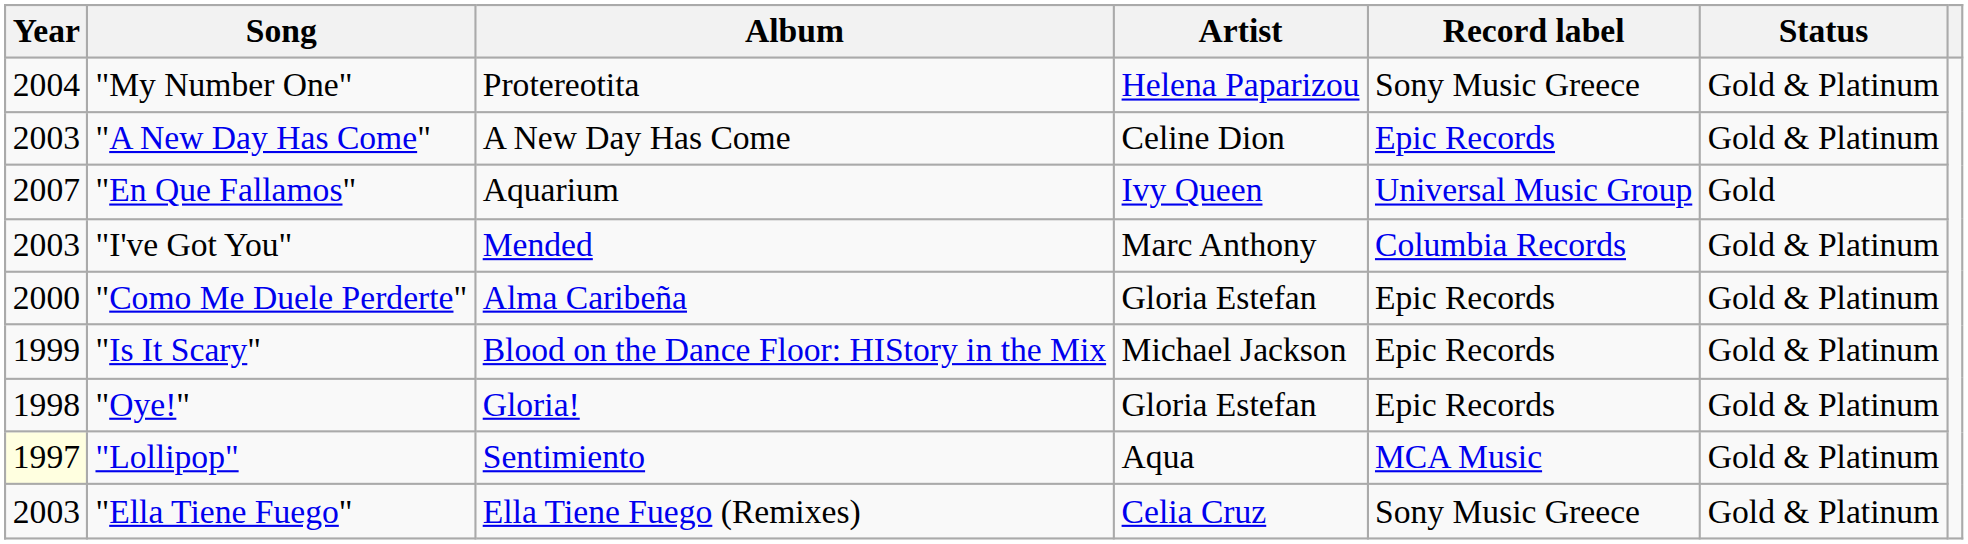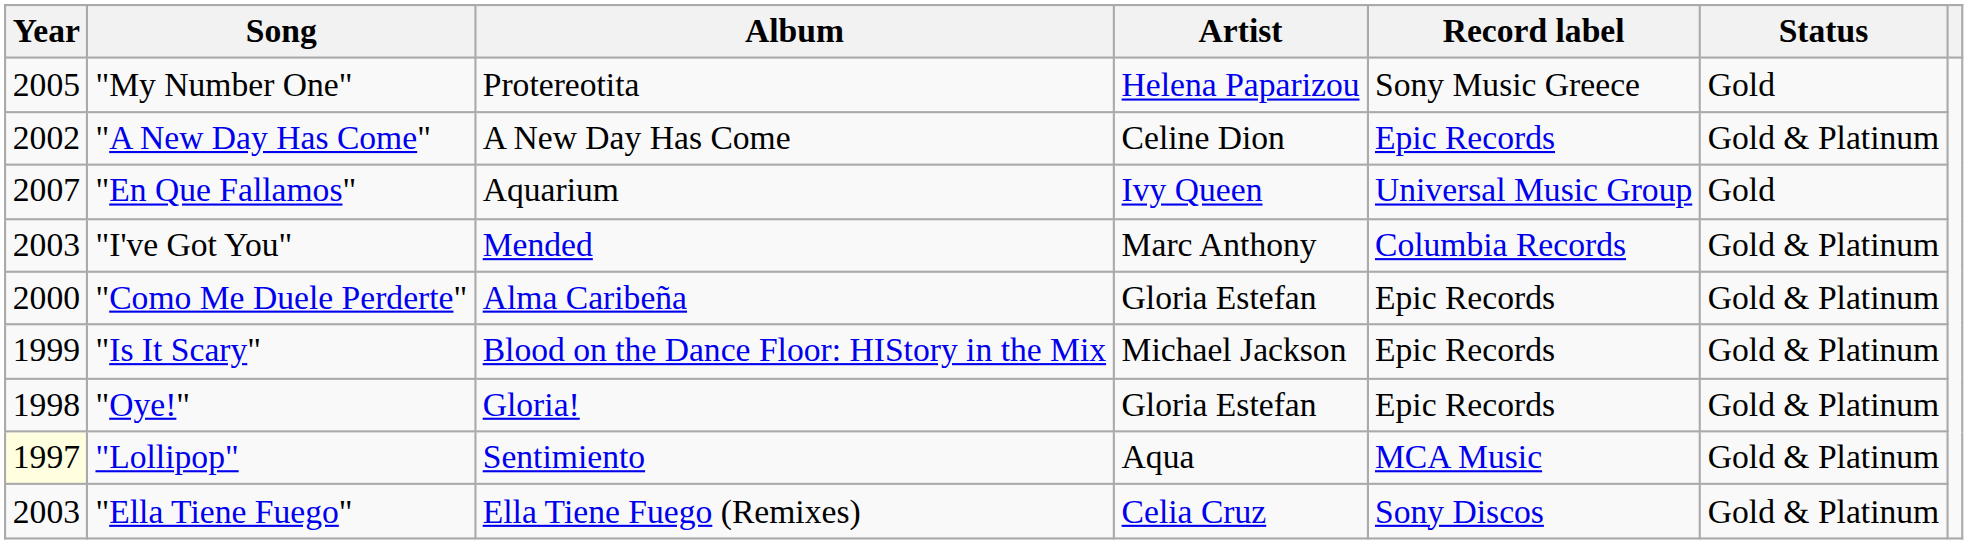(46, 84) 2004 -> (46, 84) 2005
(1824, 84) Gold & Platinum -> (1741, 84) Gold
(46, 137) 2003 -> (46, 137) 2002
(1507, 510) Sony Music Greece -> (1459, 510) Sony Discos
